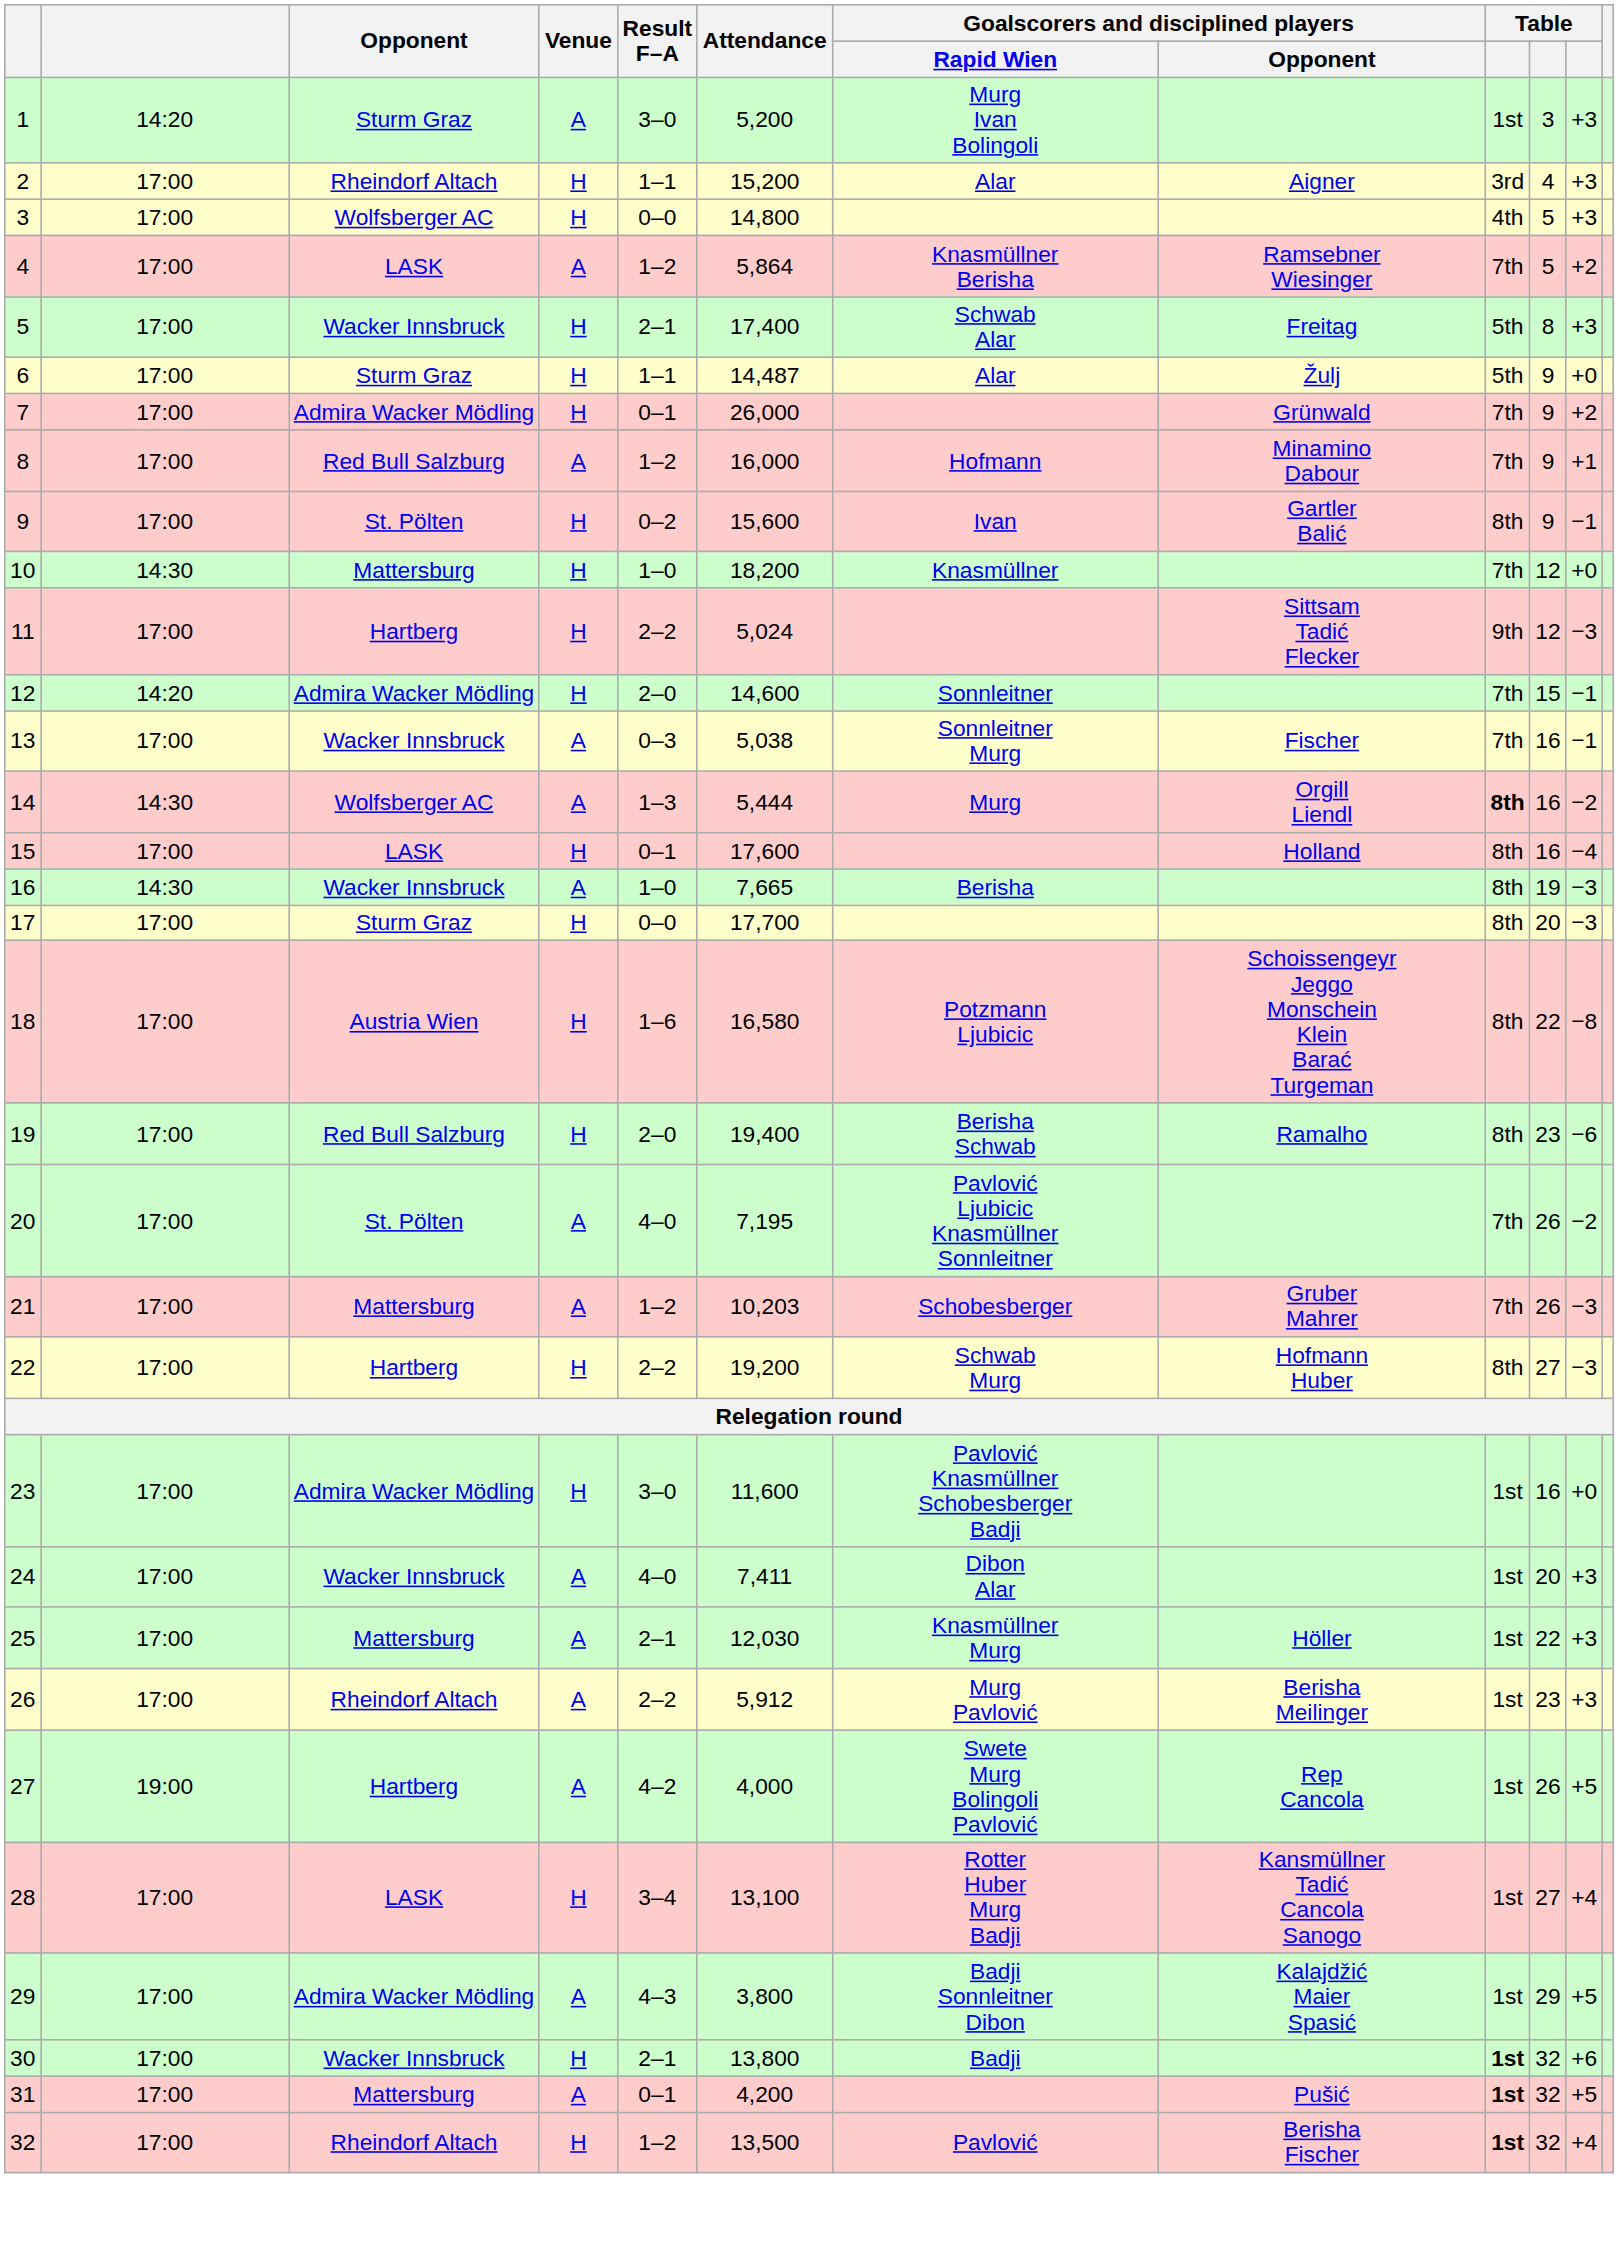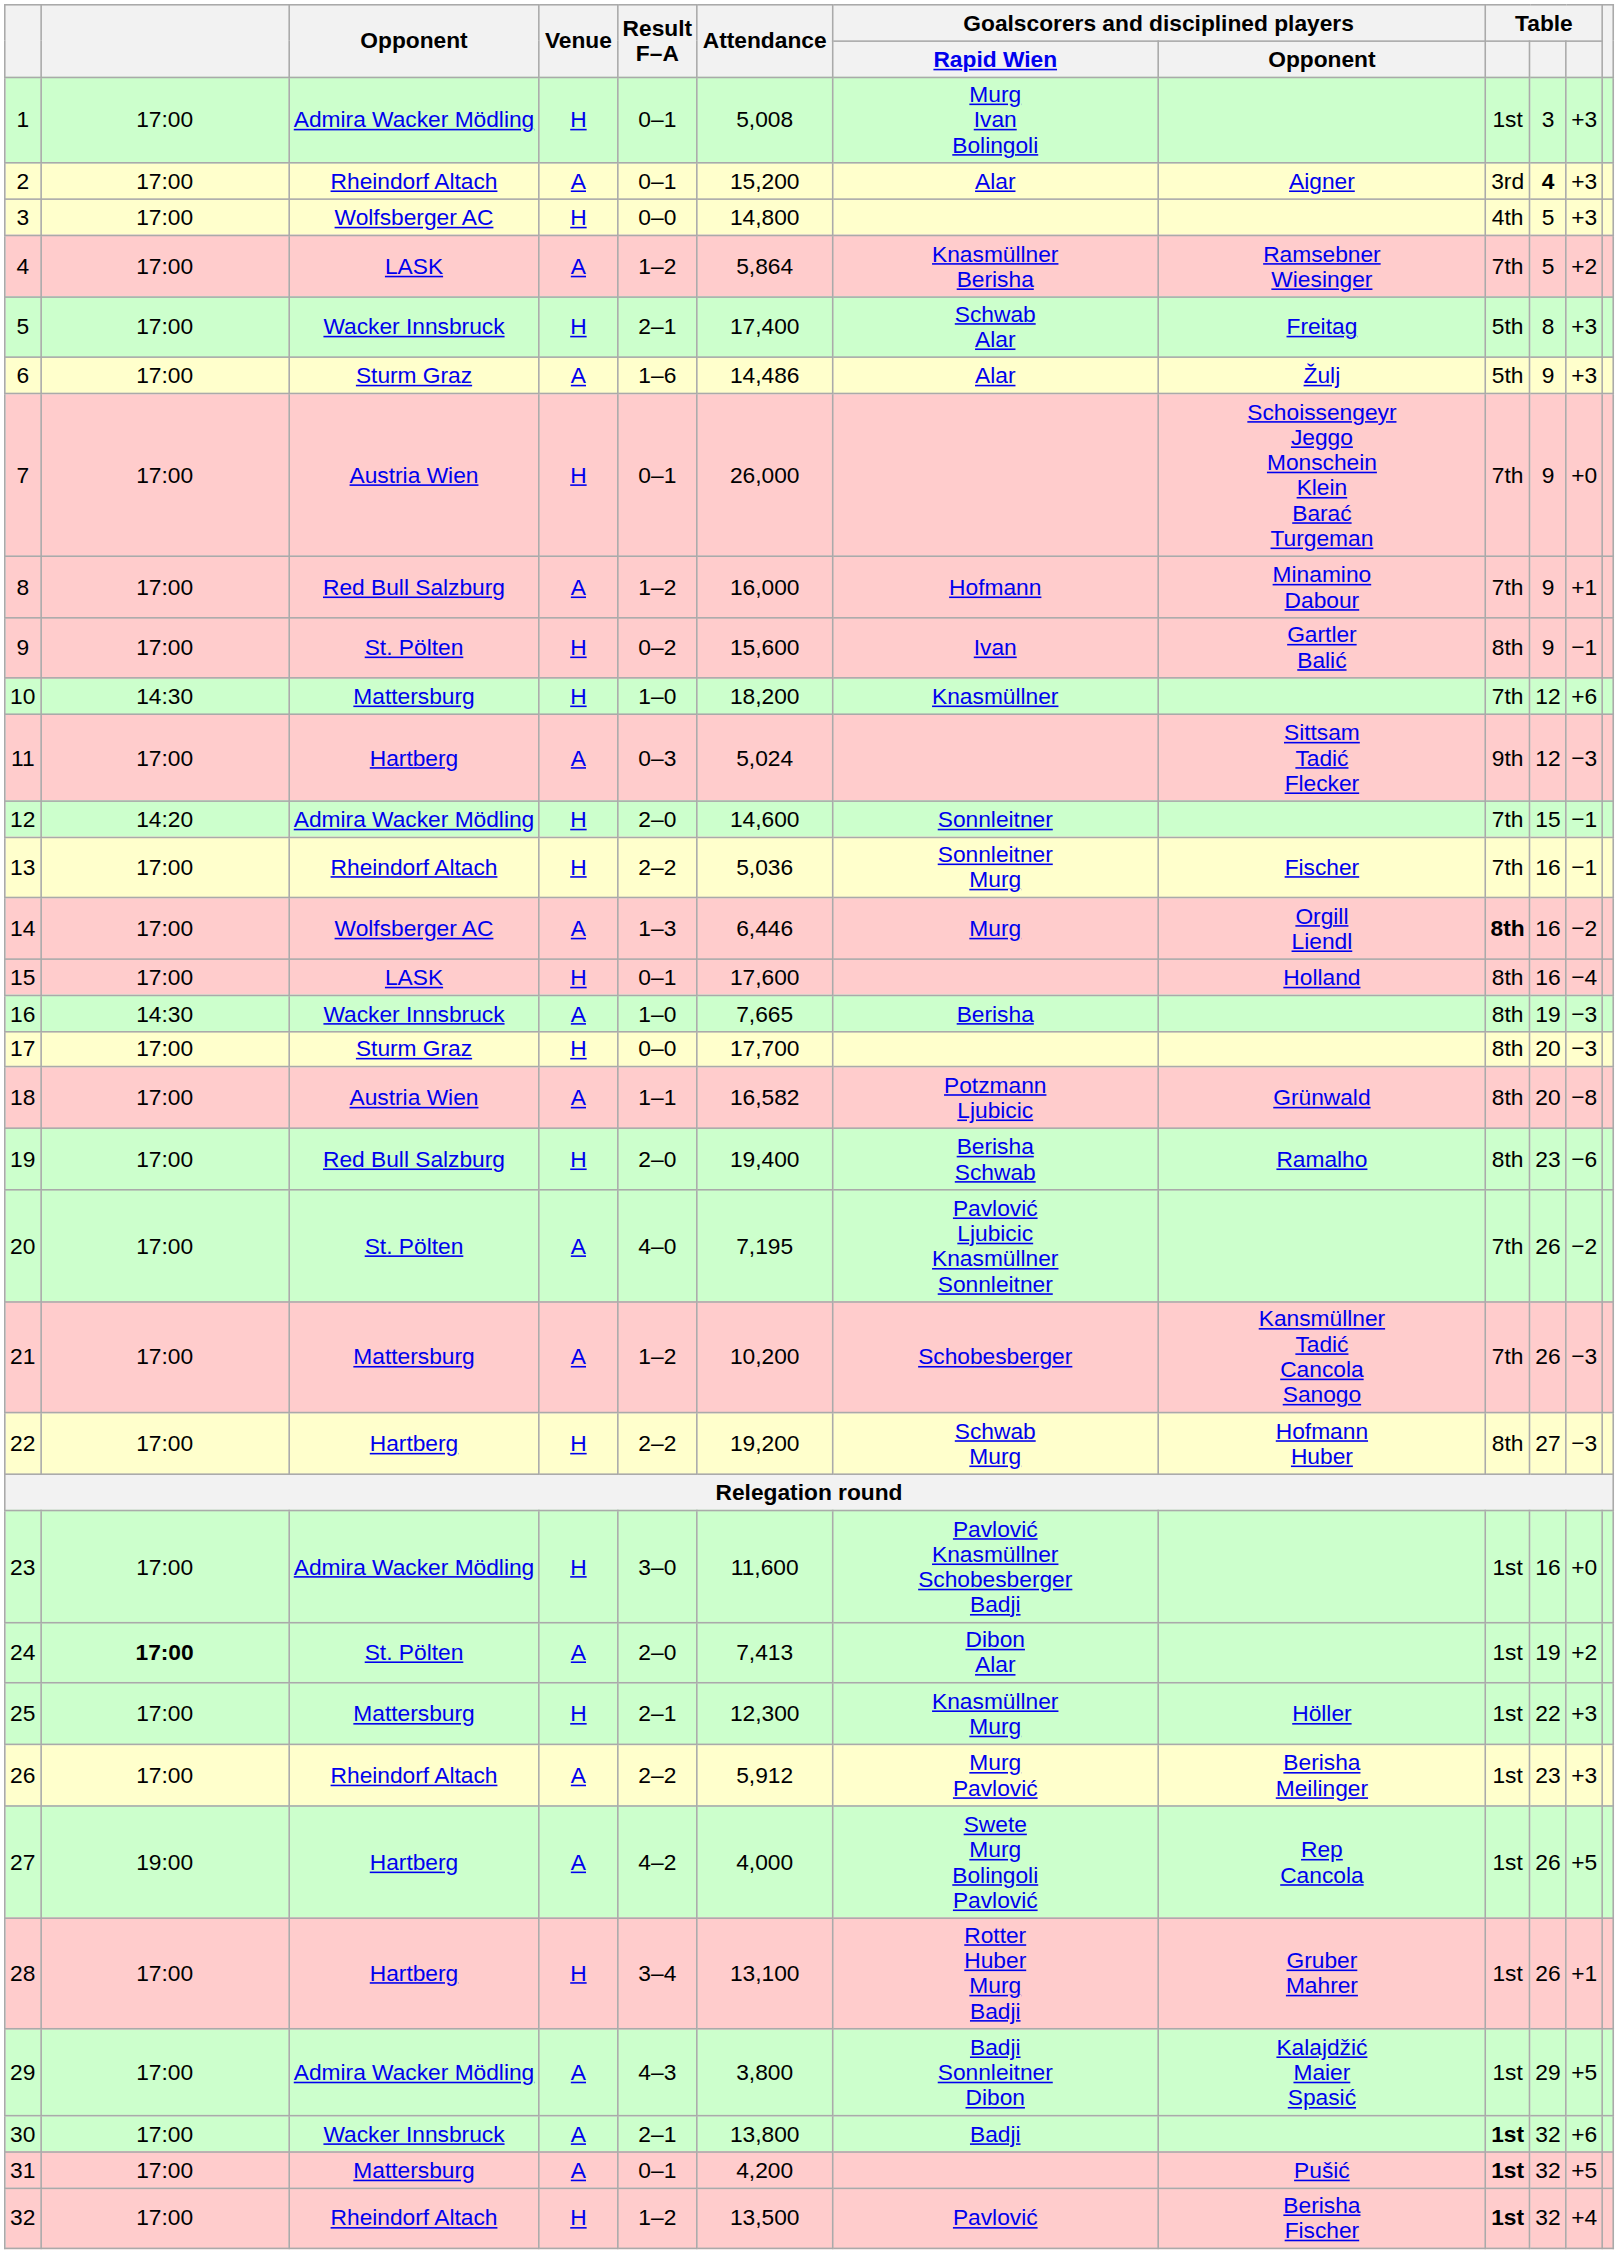(165, 120) 14:20 -> (165, 120) 17:00
(414, 120) Sturm Graz -> (414, 120) Admira Wacker Mödling
(578, 120) A -> (578, 120) H
(657, 120) 3–0 -> (657, 120) 0–1
(765, 120) 5,200 -> (765, 120) 5,008
(578, 182) H -> (578, 182) A
(657, 182) 1–1 -> (657, 182) 0–1
(1548, 182) normal -> (1548, 182) bold
(578, 376) H -> (578, 376) A
(657, 376) 1–1 -> (657, 376) 1–6
(765, 376) 14,487 -> (765, 376) 14,486
(1584, 376) +0 -> (1584, 376) +3
(414, 412) Admira Wacker Mödling -> (414, 475) Austria Wien
(1322, 412) Grünwald -> (1322, 475) Schoissengeyr Jeggo Monschein Klein Barać Turgeman
(1584, 412) +2 -> (1584, 475) +0
(1584, 570) +0 -> (1584, 697) +6
(578, 631) H -> (578, 758) A
(657, 631) 2–2 -> (657, 758) 0–3
(414, 741) Wacker Innsbruck -> (414, 868) Rheindorf Altach
(578, 741) A -> (578, 868) H
(657, 741) 0–3 -> (657, 868) 2–2
(765, 741) 5,038 -> (765, 868) 5,036
(165, 802) 14:30 -> (165, 929) 17:00
(765, 802) 5,444 -> (765, 929) 6,446
(578, 1022) H -> (578, 1098) A
(657, 1022) 1–6 -> (657, 1098) 1–1
(765, 1022) 16,580 -> (765, 1098) 16,582
(1322, 1022) Schoissengeyr Jeggo Monschein Klein Barać Turgeman -> (1322, 1098) Grünwald
(1548, 1022) 22 -> (1548, 1098) 20
(765, 1307) 10,203 -> (765, 1357) 10,200
(1322, 1307) Gruber Mahrer -> (1322, 1357) Kansmüllner Tadić Cancola Sanogo
(165, 1577) normal -> (165, 1653) bold
(414, 1577) Wacker Innsbruck -> (414, 1653) St. Pölten
(657, 1577) 4–0 -> (657, 1653) 2–0
(765, 1577) 7,411 -> (765, 1653) 7,413
(1548, 1577) 20 -> (1548, 1653) 19
(1584, 1577) +3 -> (1584, 1653) +2
(578, 1638) A -> (578, 1714) H
(765, 1638) 12,030 -> (765, 1714) 12,300
(414, 1898) LASK -> (414, 1974) Hartberg
(1322, 1898) Kansmüllner Tadić Cancola Sanogo -> (1322, 1974) Gruber Mahrer
(1548, 1898) 27 -> (1548, 1974) 26
(1584, 1898) +4 -> (1584, 1974) +1
(578, 2058) H -> (578, 2134) A
